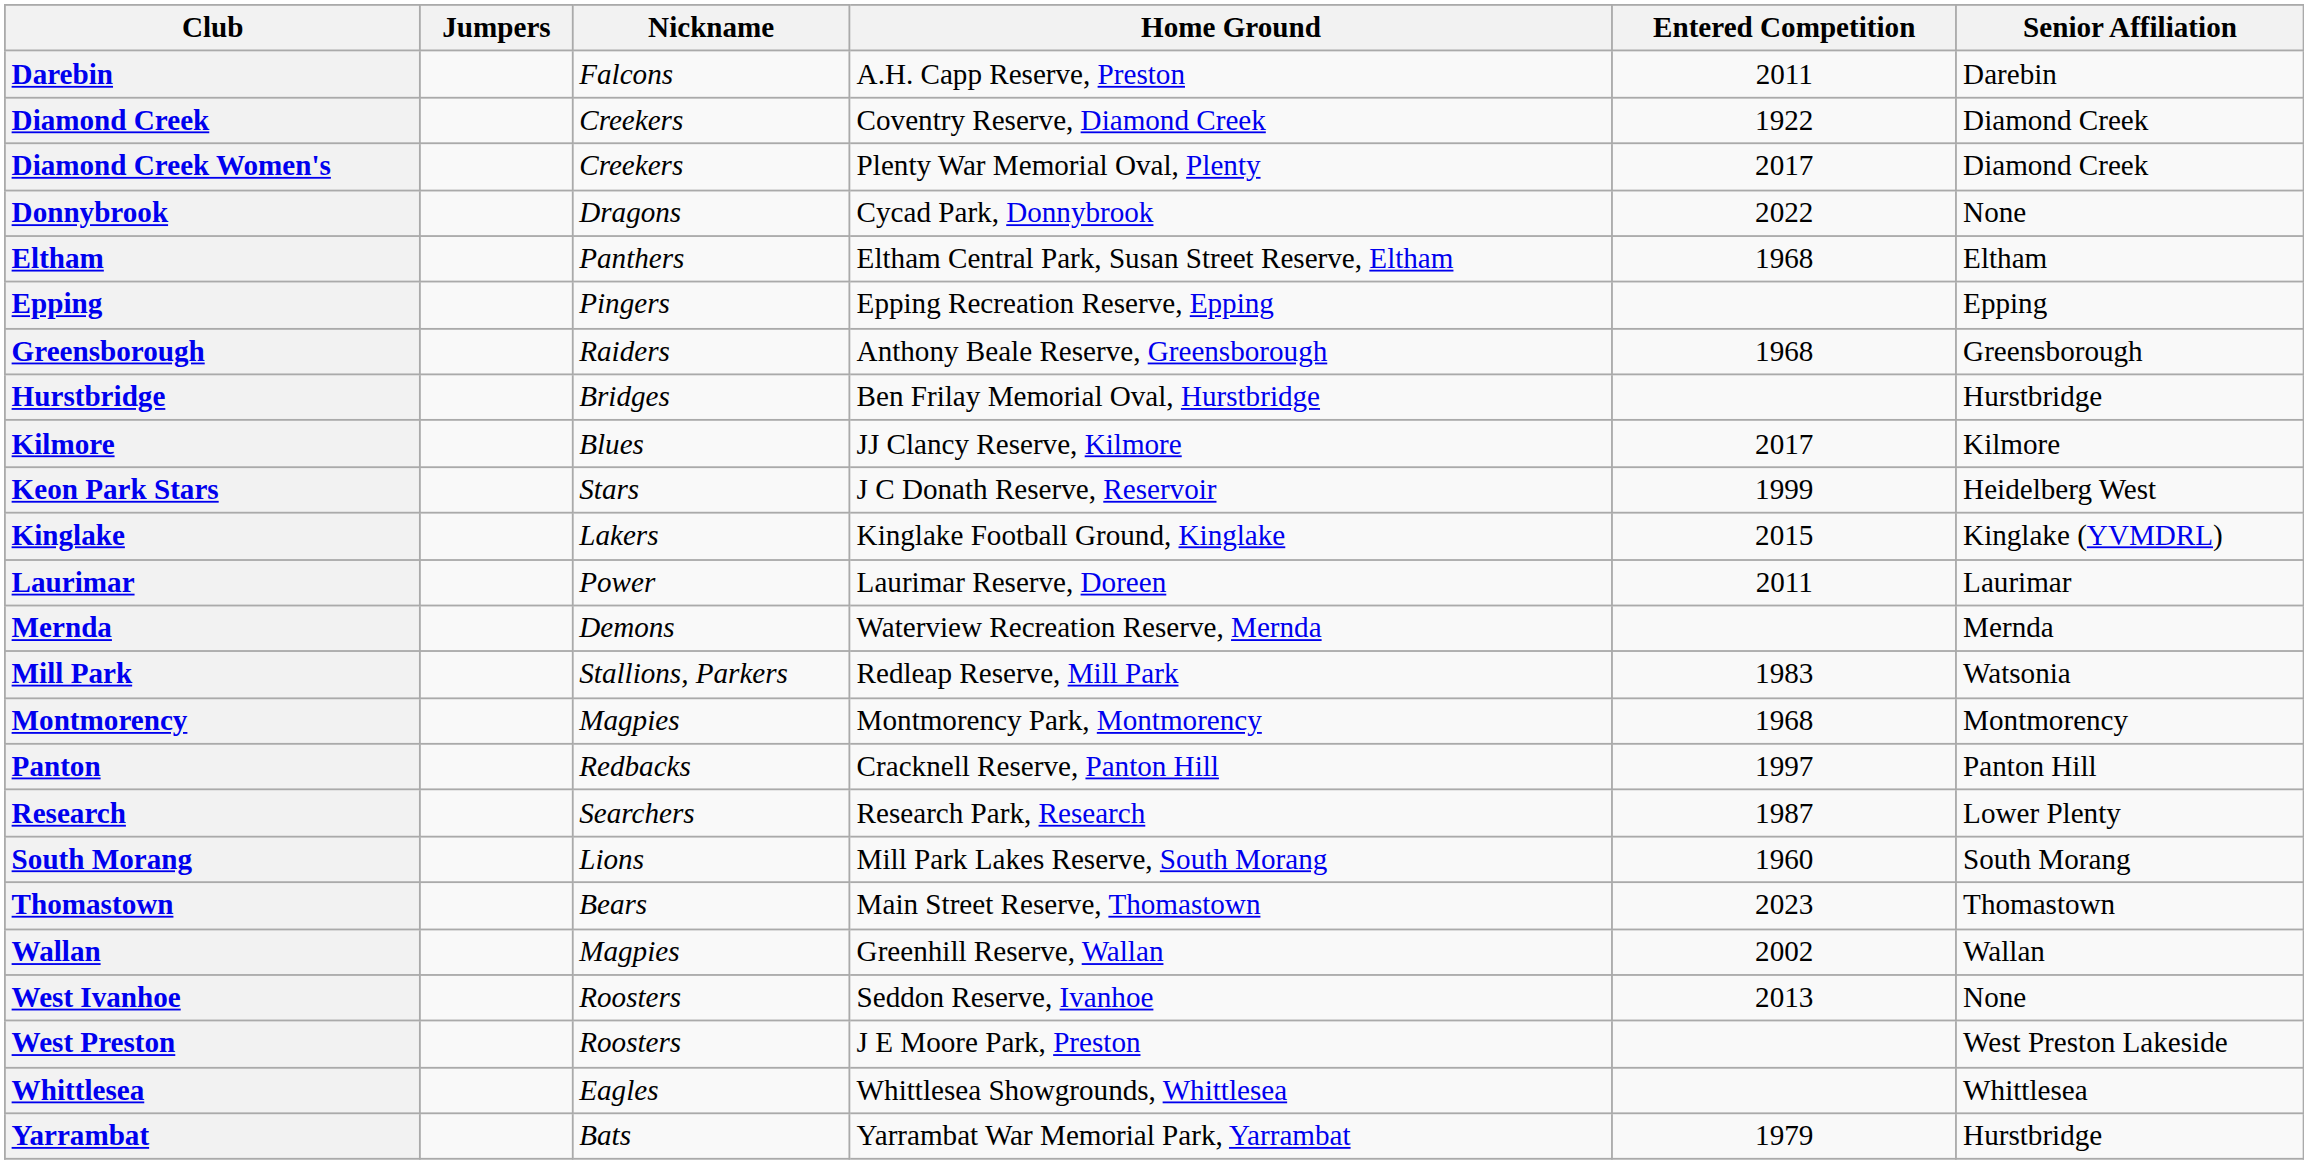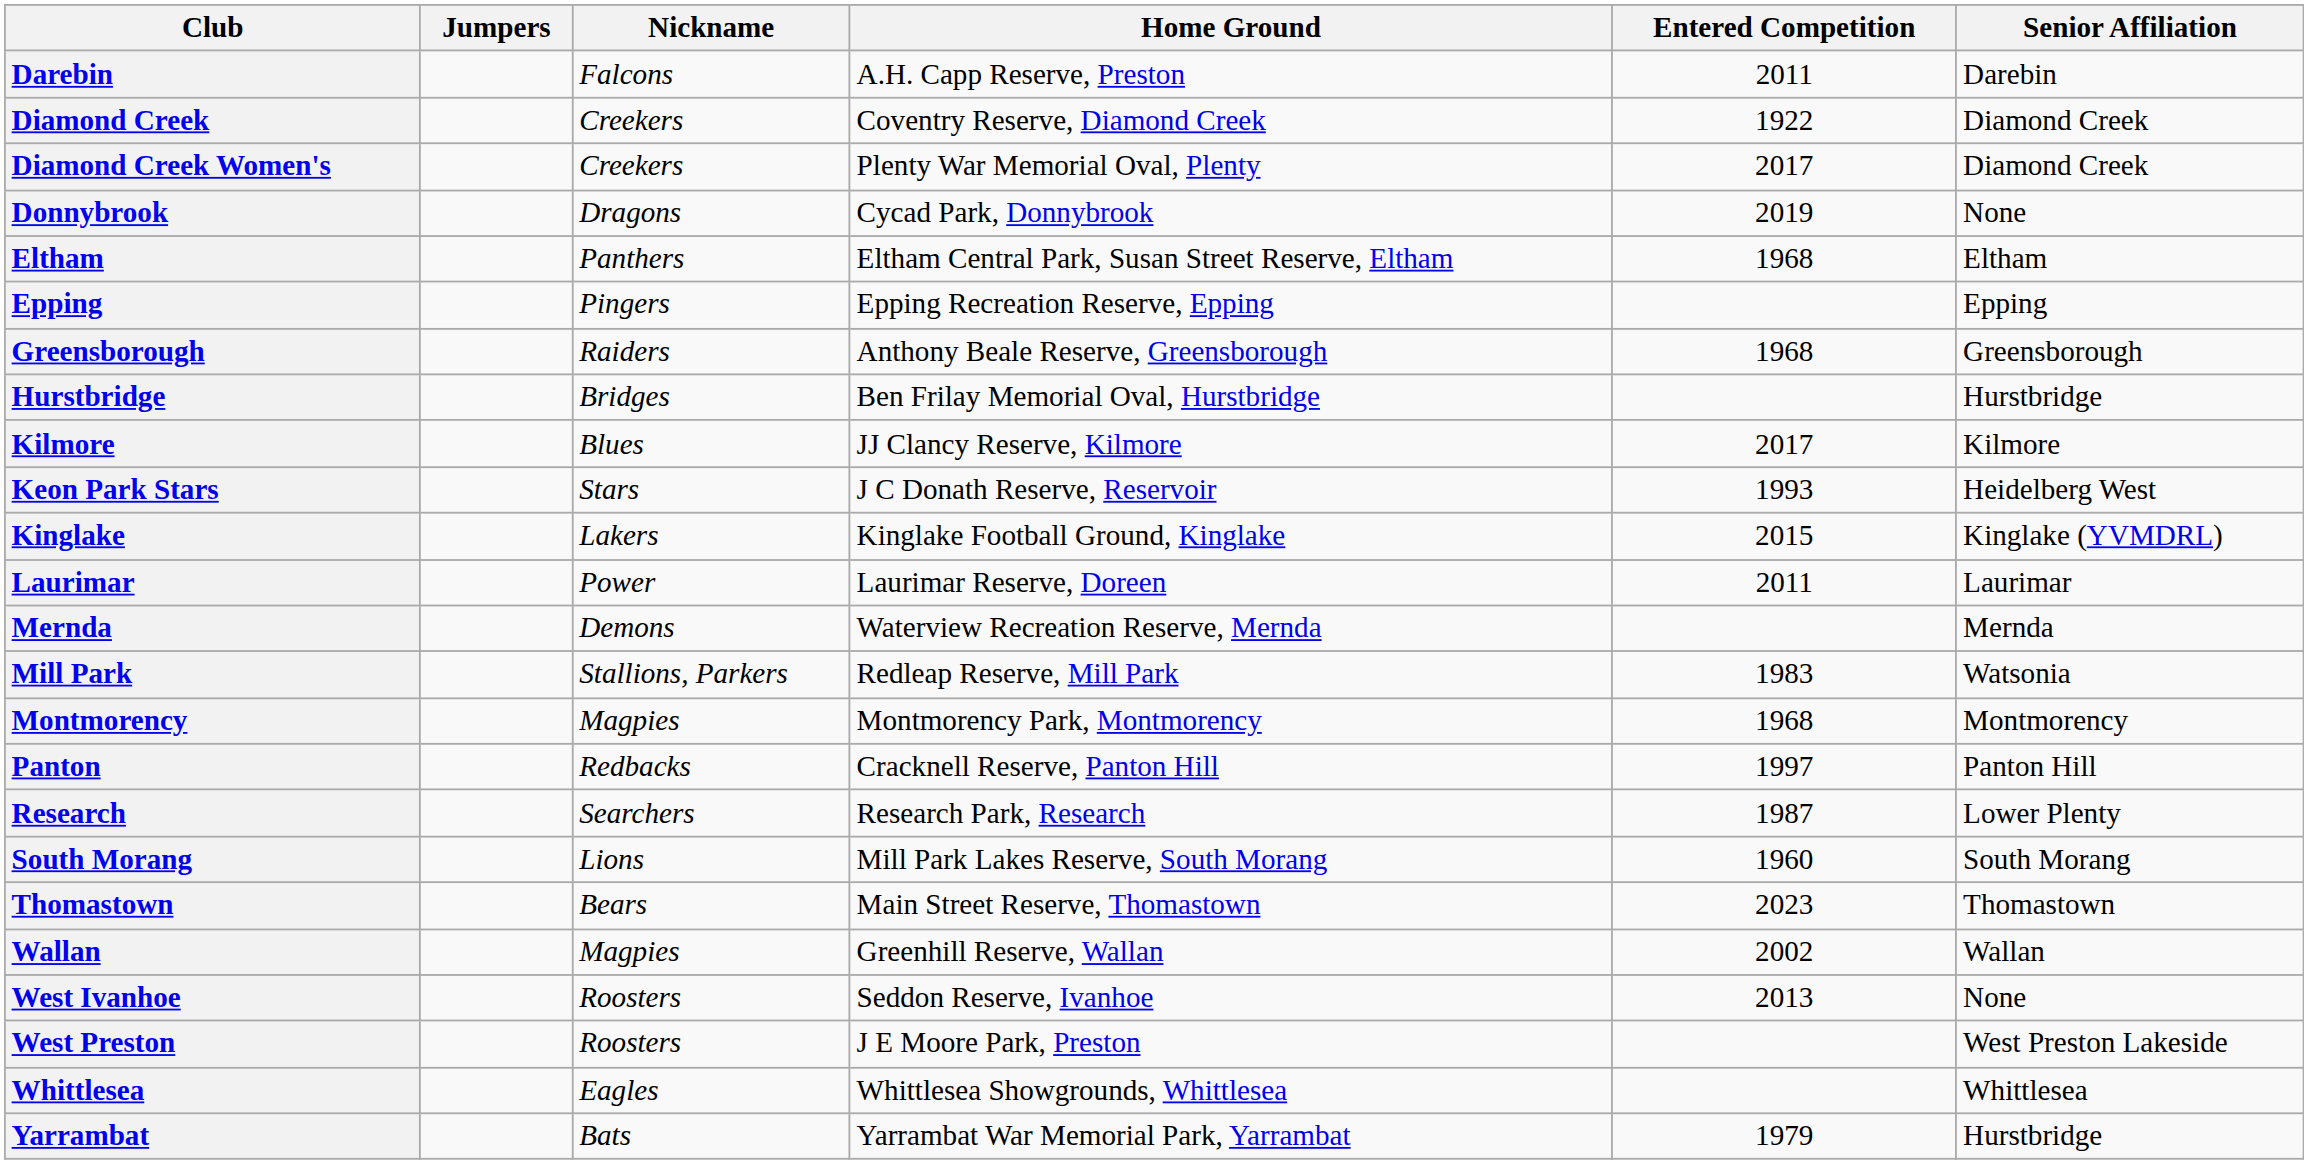(1784, 212) 2022 -> (1784, 212) 2019
(1784, 489) 1999 -> (1784, 489) 1993
